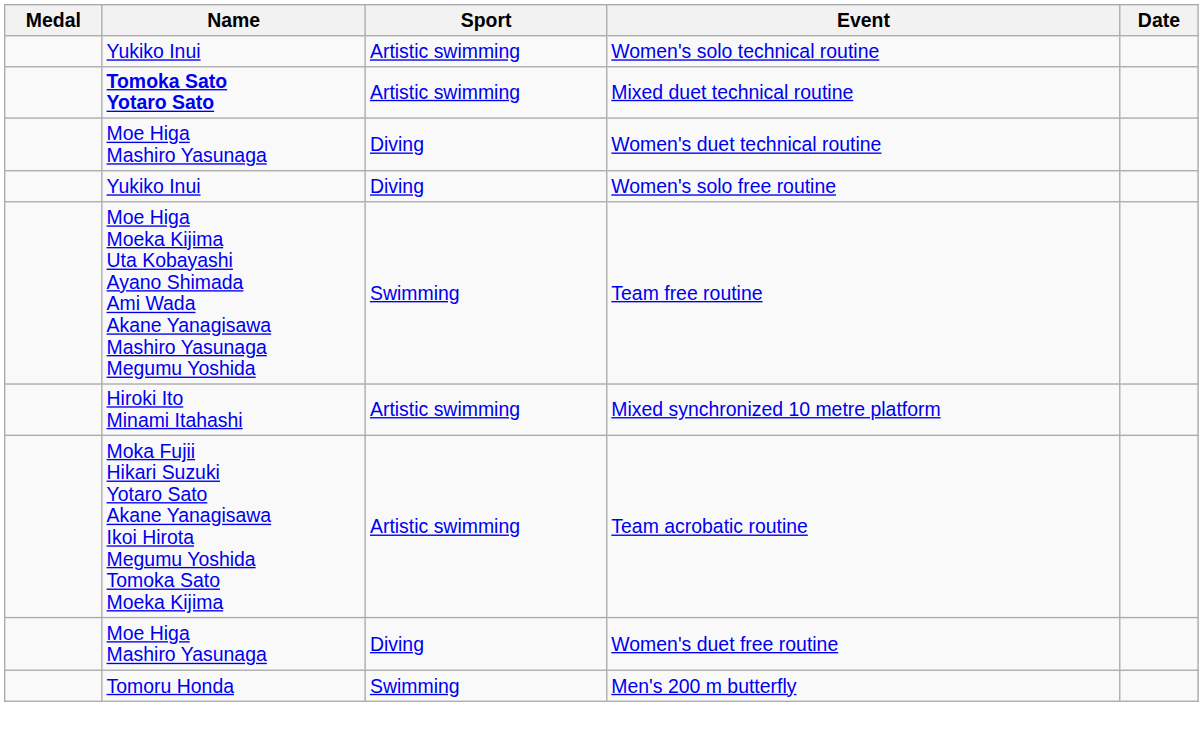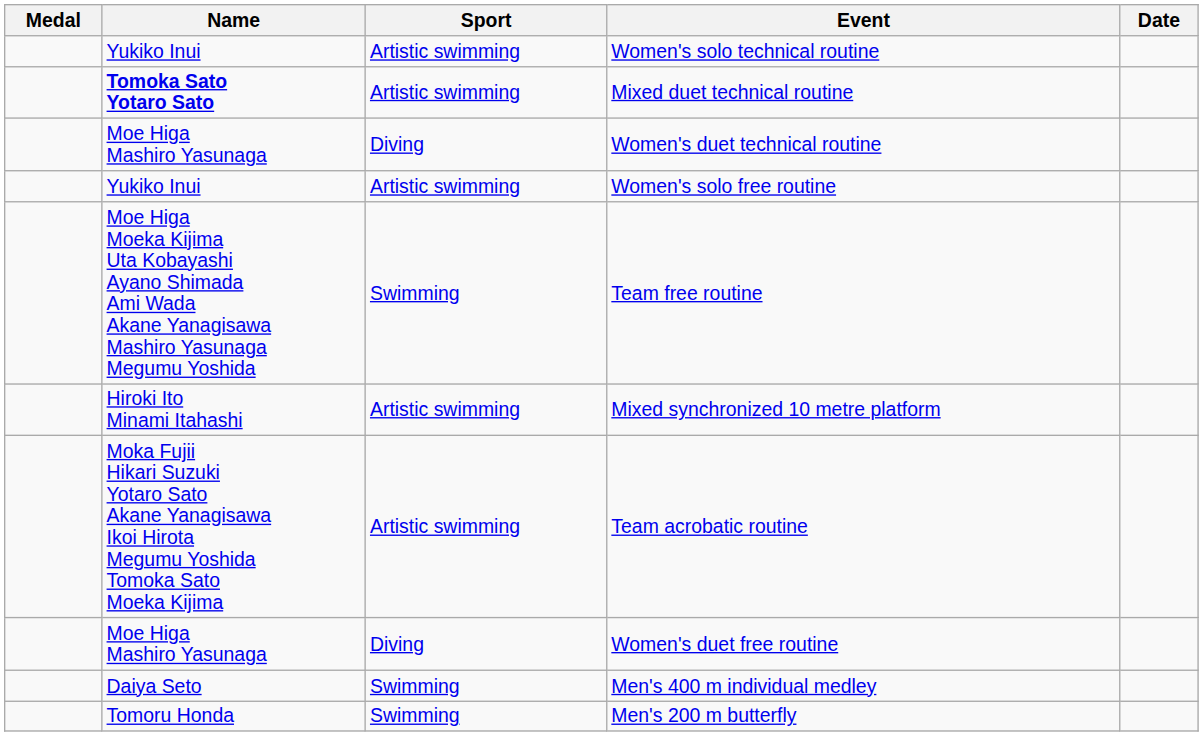(397, 186) Diving -> (445, 186) Artistic swimming
+ row: (744, 686)
